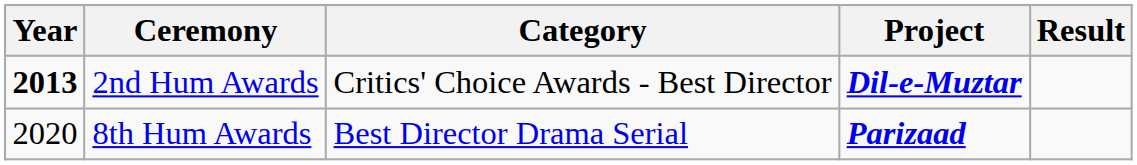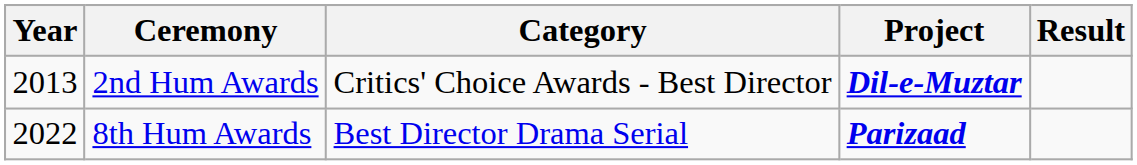(45, 81) bold -> (45, 81) normal
(45, 133) 2020 -> (45, 133) 2022
